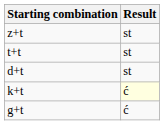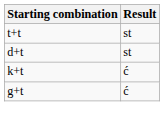- row: (15, 33)
(126, 91) lightyellow background -> (126, 71) no background
